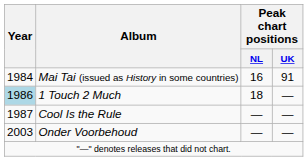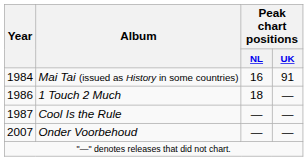(20, 95) lightblue background -> (20, 95) no background
(20, 132) 2003 -> (20, 132) 2007
